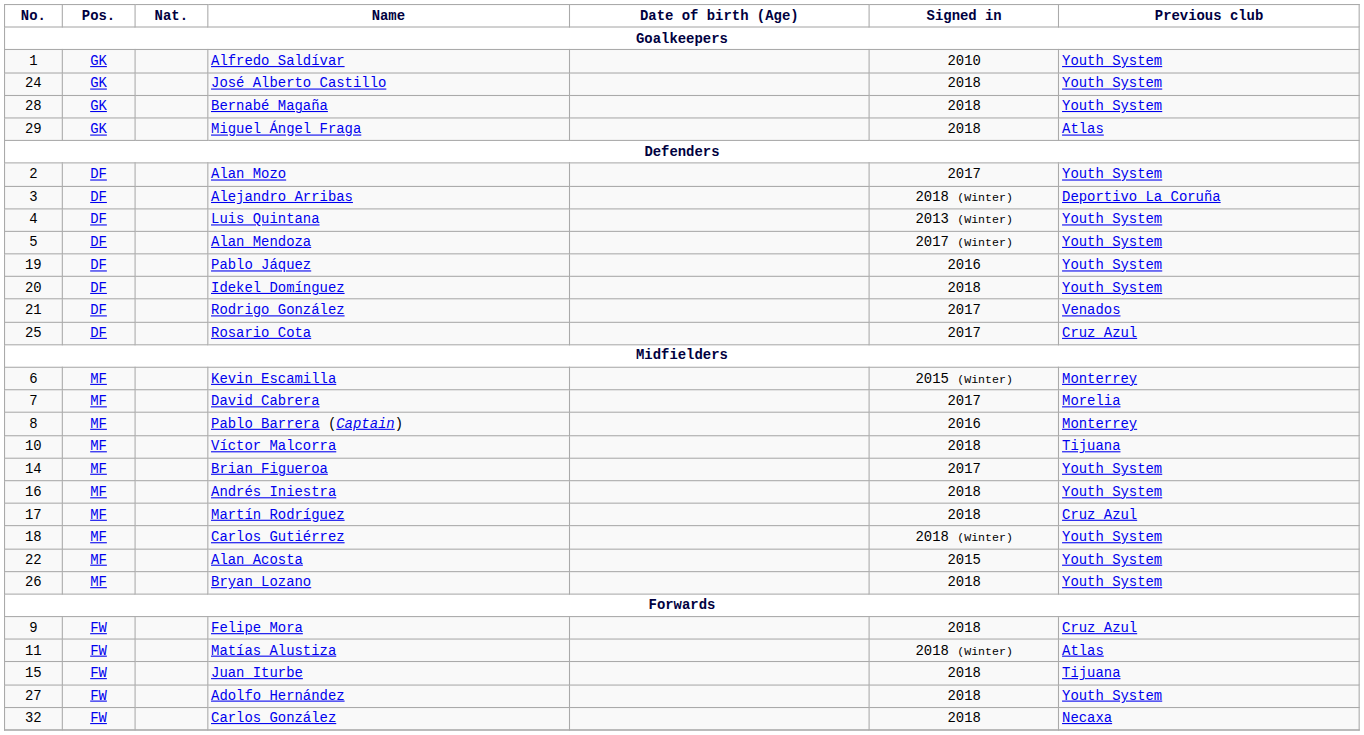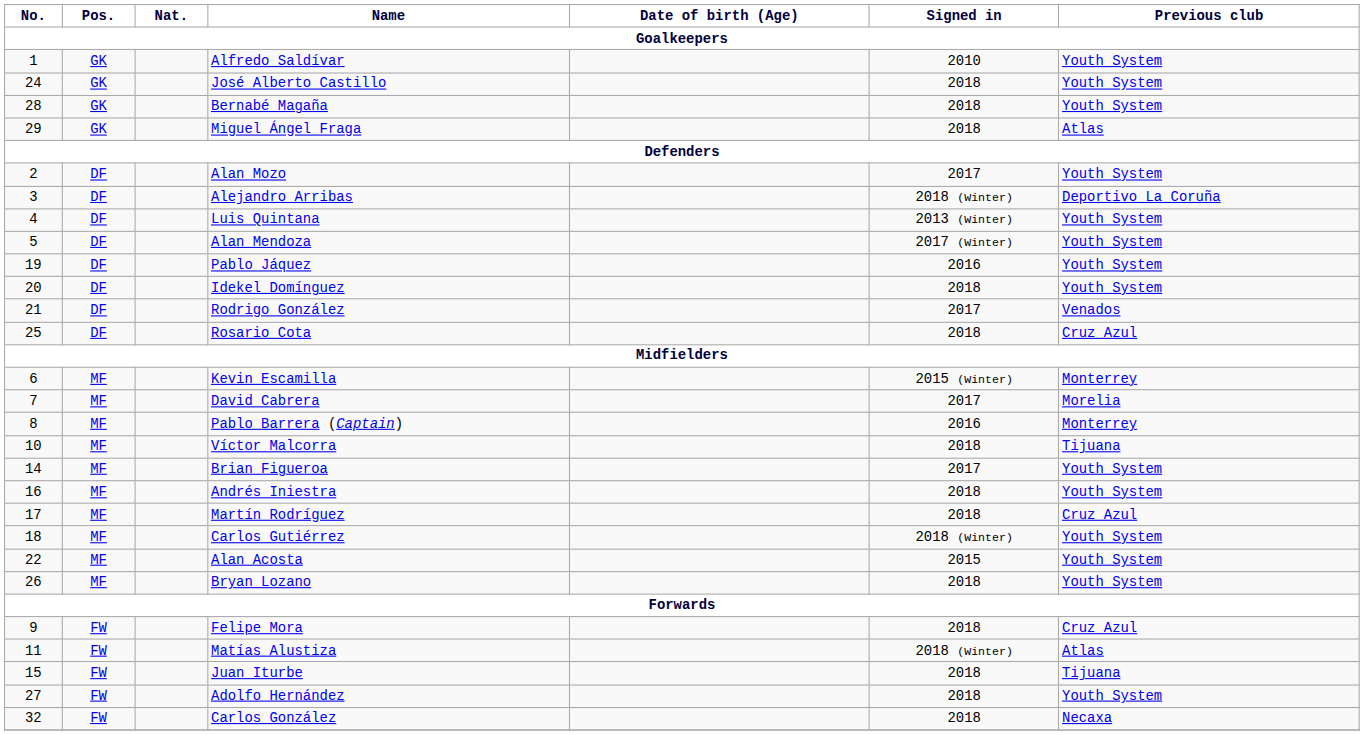(964, 333) 2017 -> (964, 333) 2018
